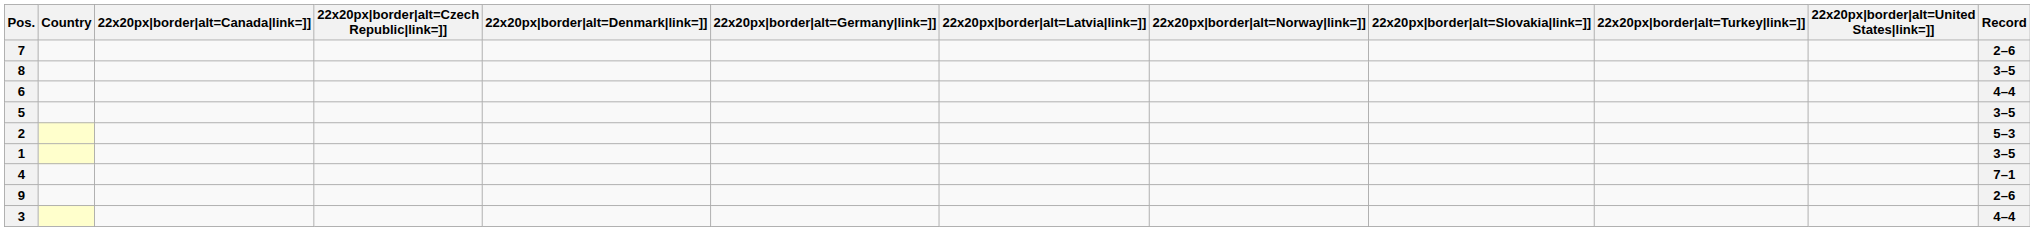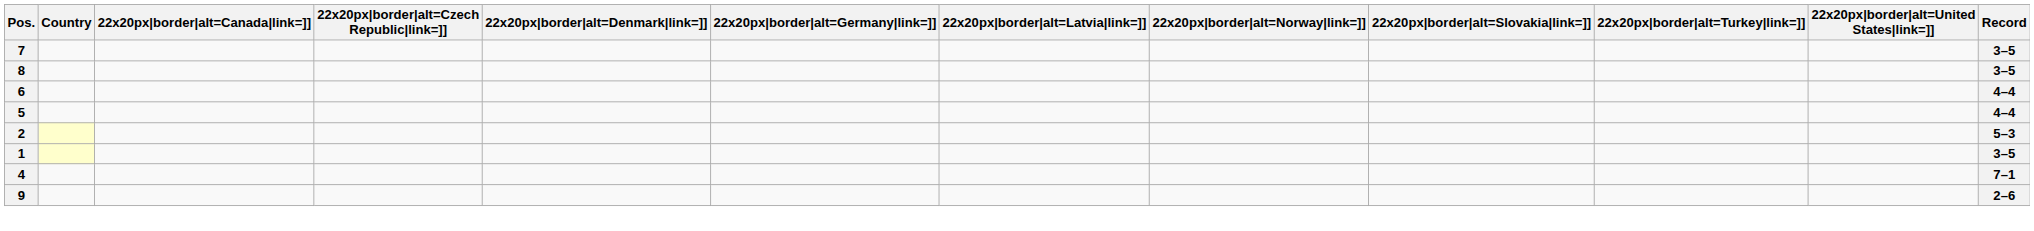(2004, 50) 2–6 -> (2004, 50) 3–5
(2004, 113) 3–5 -> (2004, 113) 4–4
- row: (21, 216)
